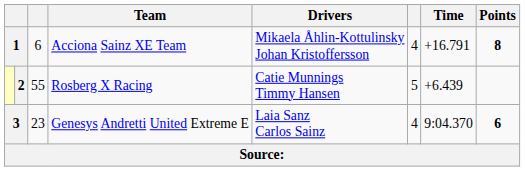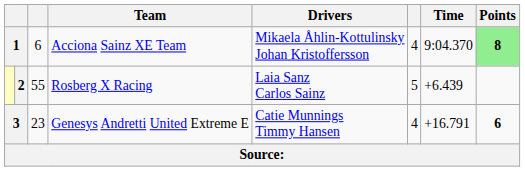(447, 46) +16.791 -> (449, 46) 9:04.370
(498, 46) no background -> (498, 46) lightgreen background
(299, 84) Catie Munnings Timmy Hansen -> (290, 84) Laia Sanz Carlos Sainz
(290, 123) Laia Sanz Carlos Sainz -> (299, 123) Catie Munnings Timmy Hansen
(449, 123) 9:04.370 -> (447, 123) +16.791
